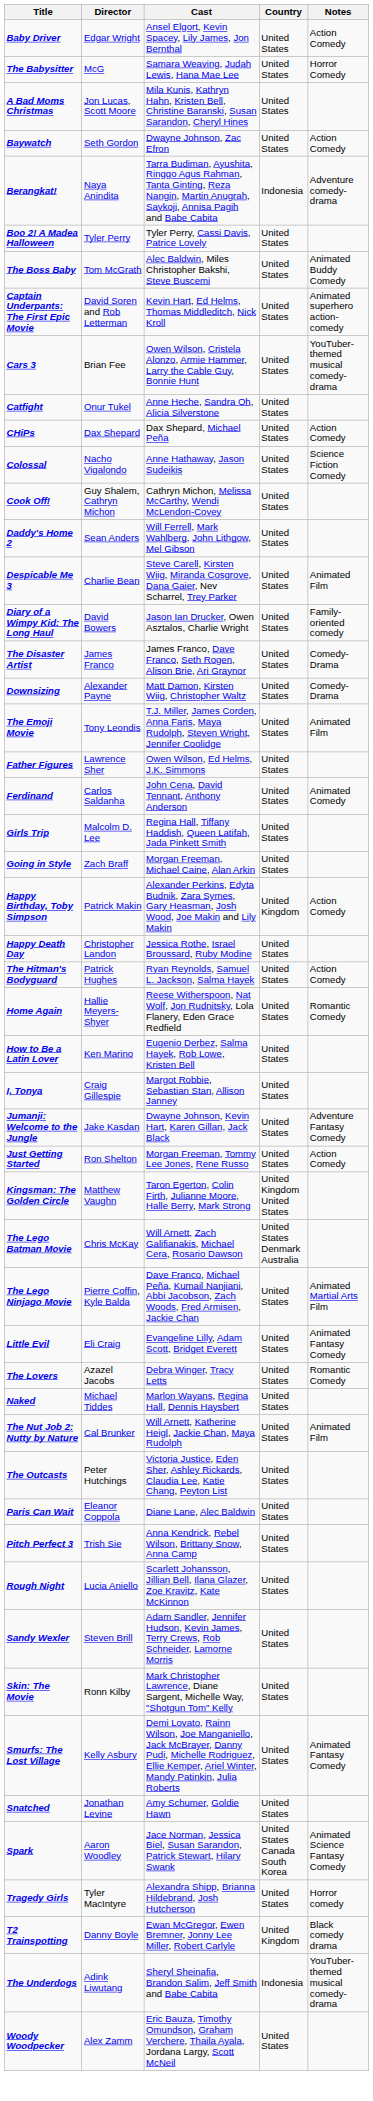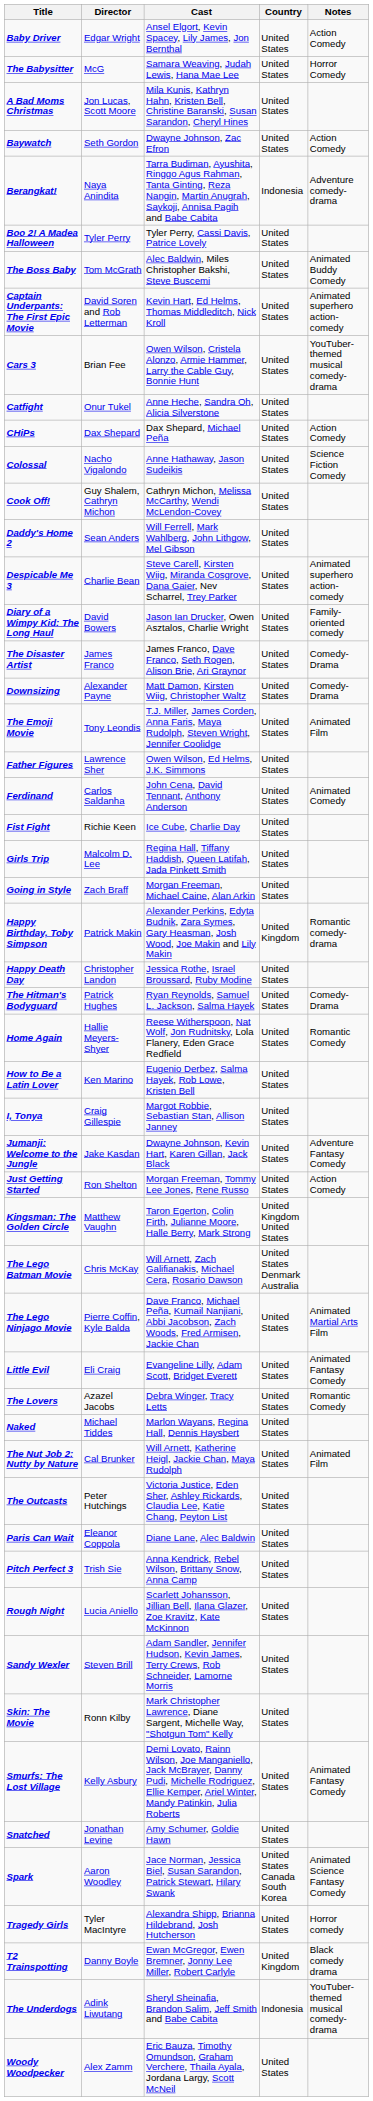(330, 580) Animated Film -> (331, 580) Animated superhero action-comedy
+ row: (28, 827)
(328, 906) Action Comedy -> (330, 932) Romantic comedy-drama
(328, 974) Action Comedy -> (329, 1000) Comedy-Drama
